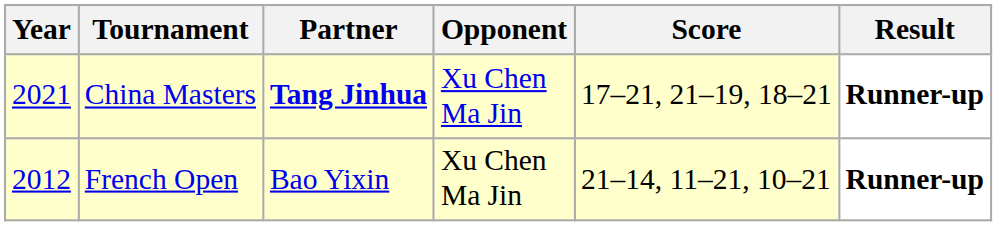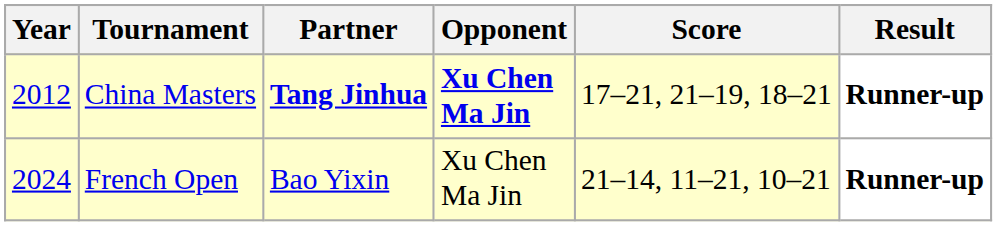(41, 95) 2021 -> (41, 95) 2012
(494, 95) normal -> (497, 95) bold
(41, 178) 2012 -> (41, 178) 2024
